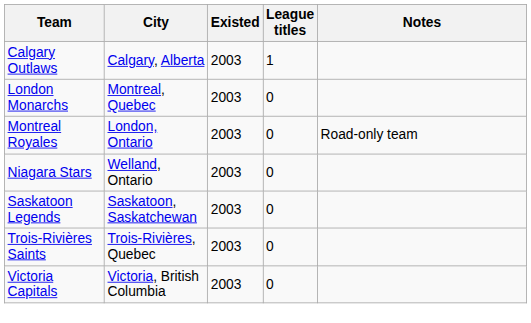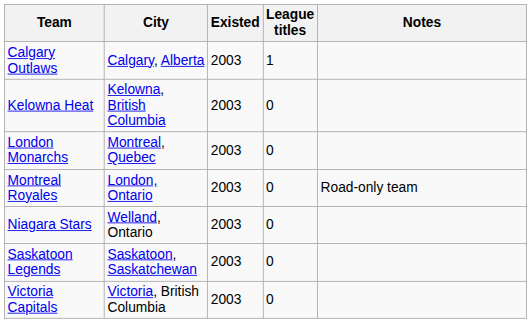+ row: (50, 105)
- row: (50, 246)
